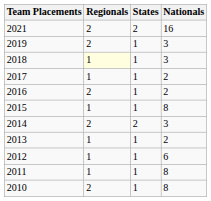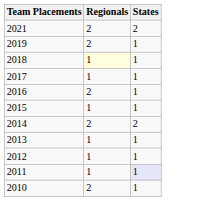- column: (184, 12)
(135, 172) no background -> (135, 172) lavender background
